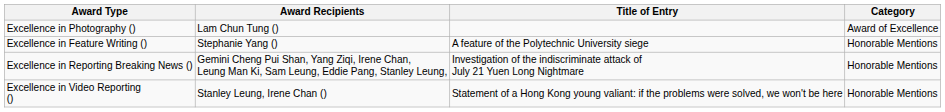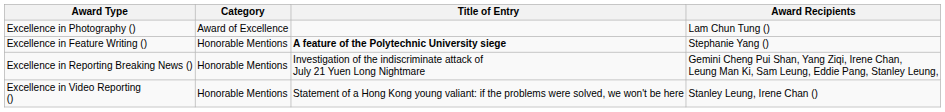columns swapped: (893, 12) <-> (322, 12)
(550, 44) normal -> (400, 44) bold
